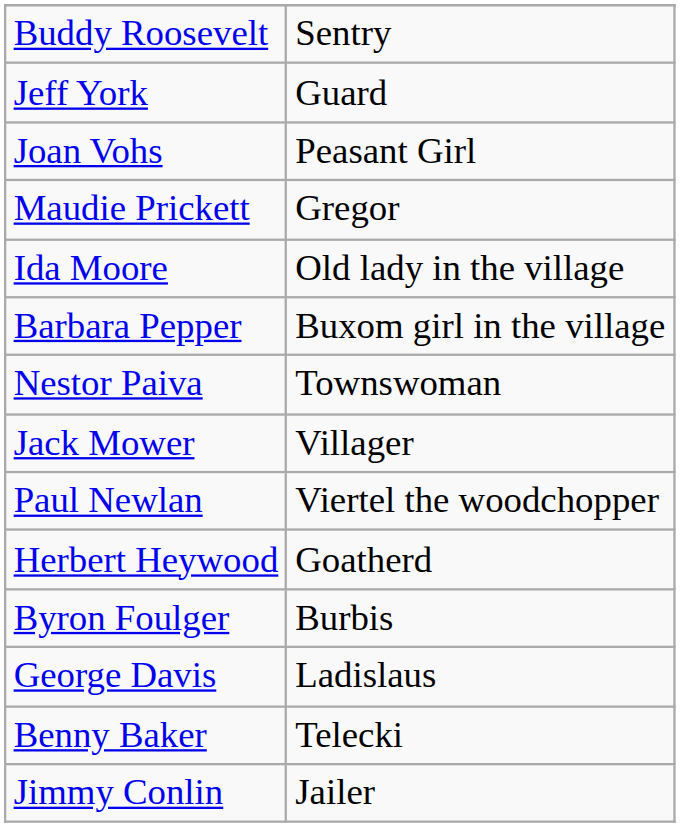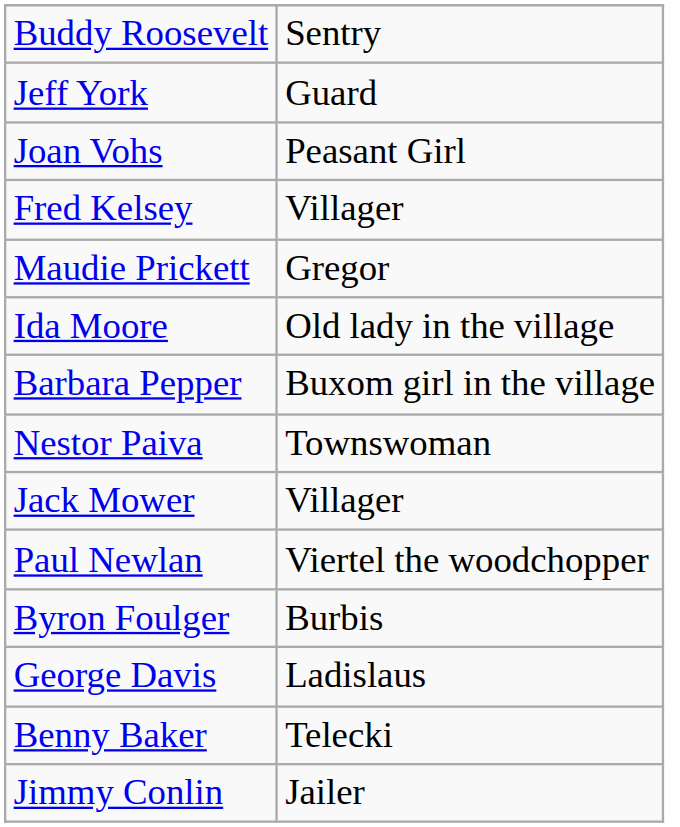+ row: (103, 208)
- row: (146, 558)
